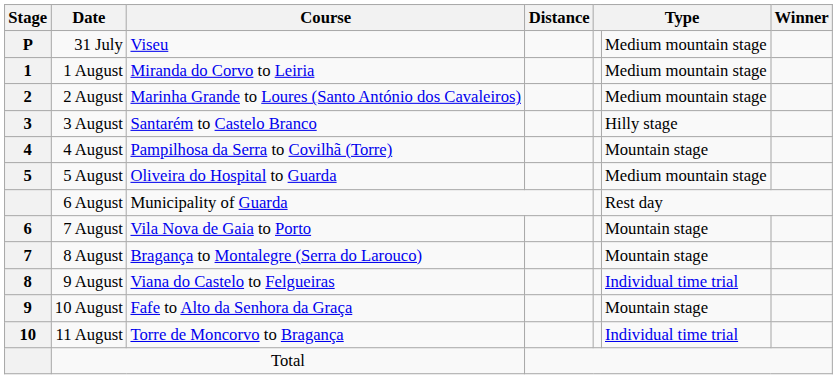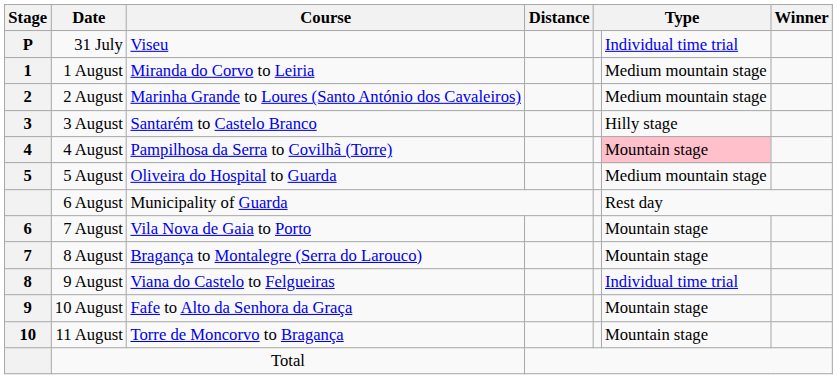(686, 44) Medium mountain stage -> (672, 44) Individual time trial
(657, 149) no background -> (657, 149) pink background
(672, 334) Individual time trial -> (657, 334) Mountain stage
